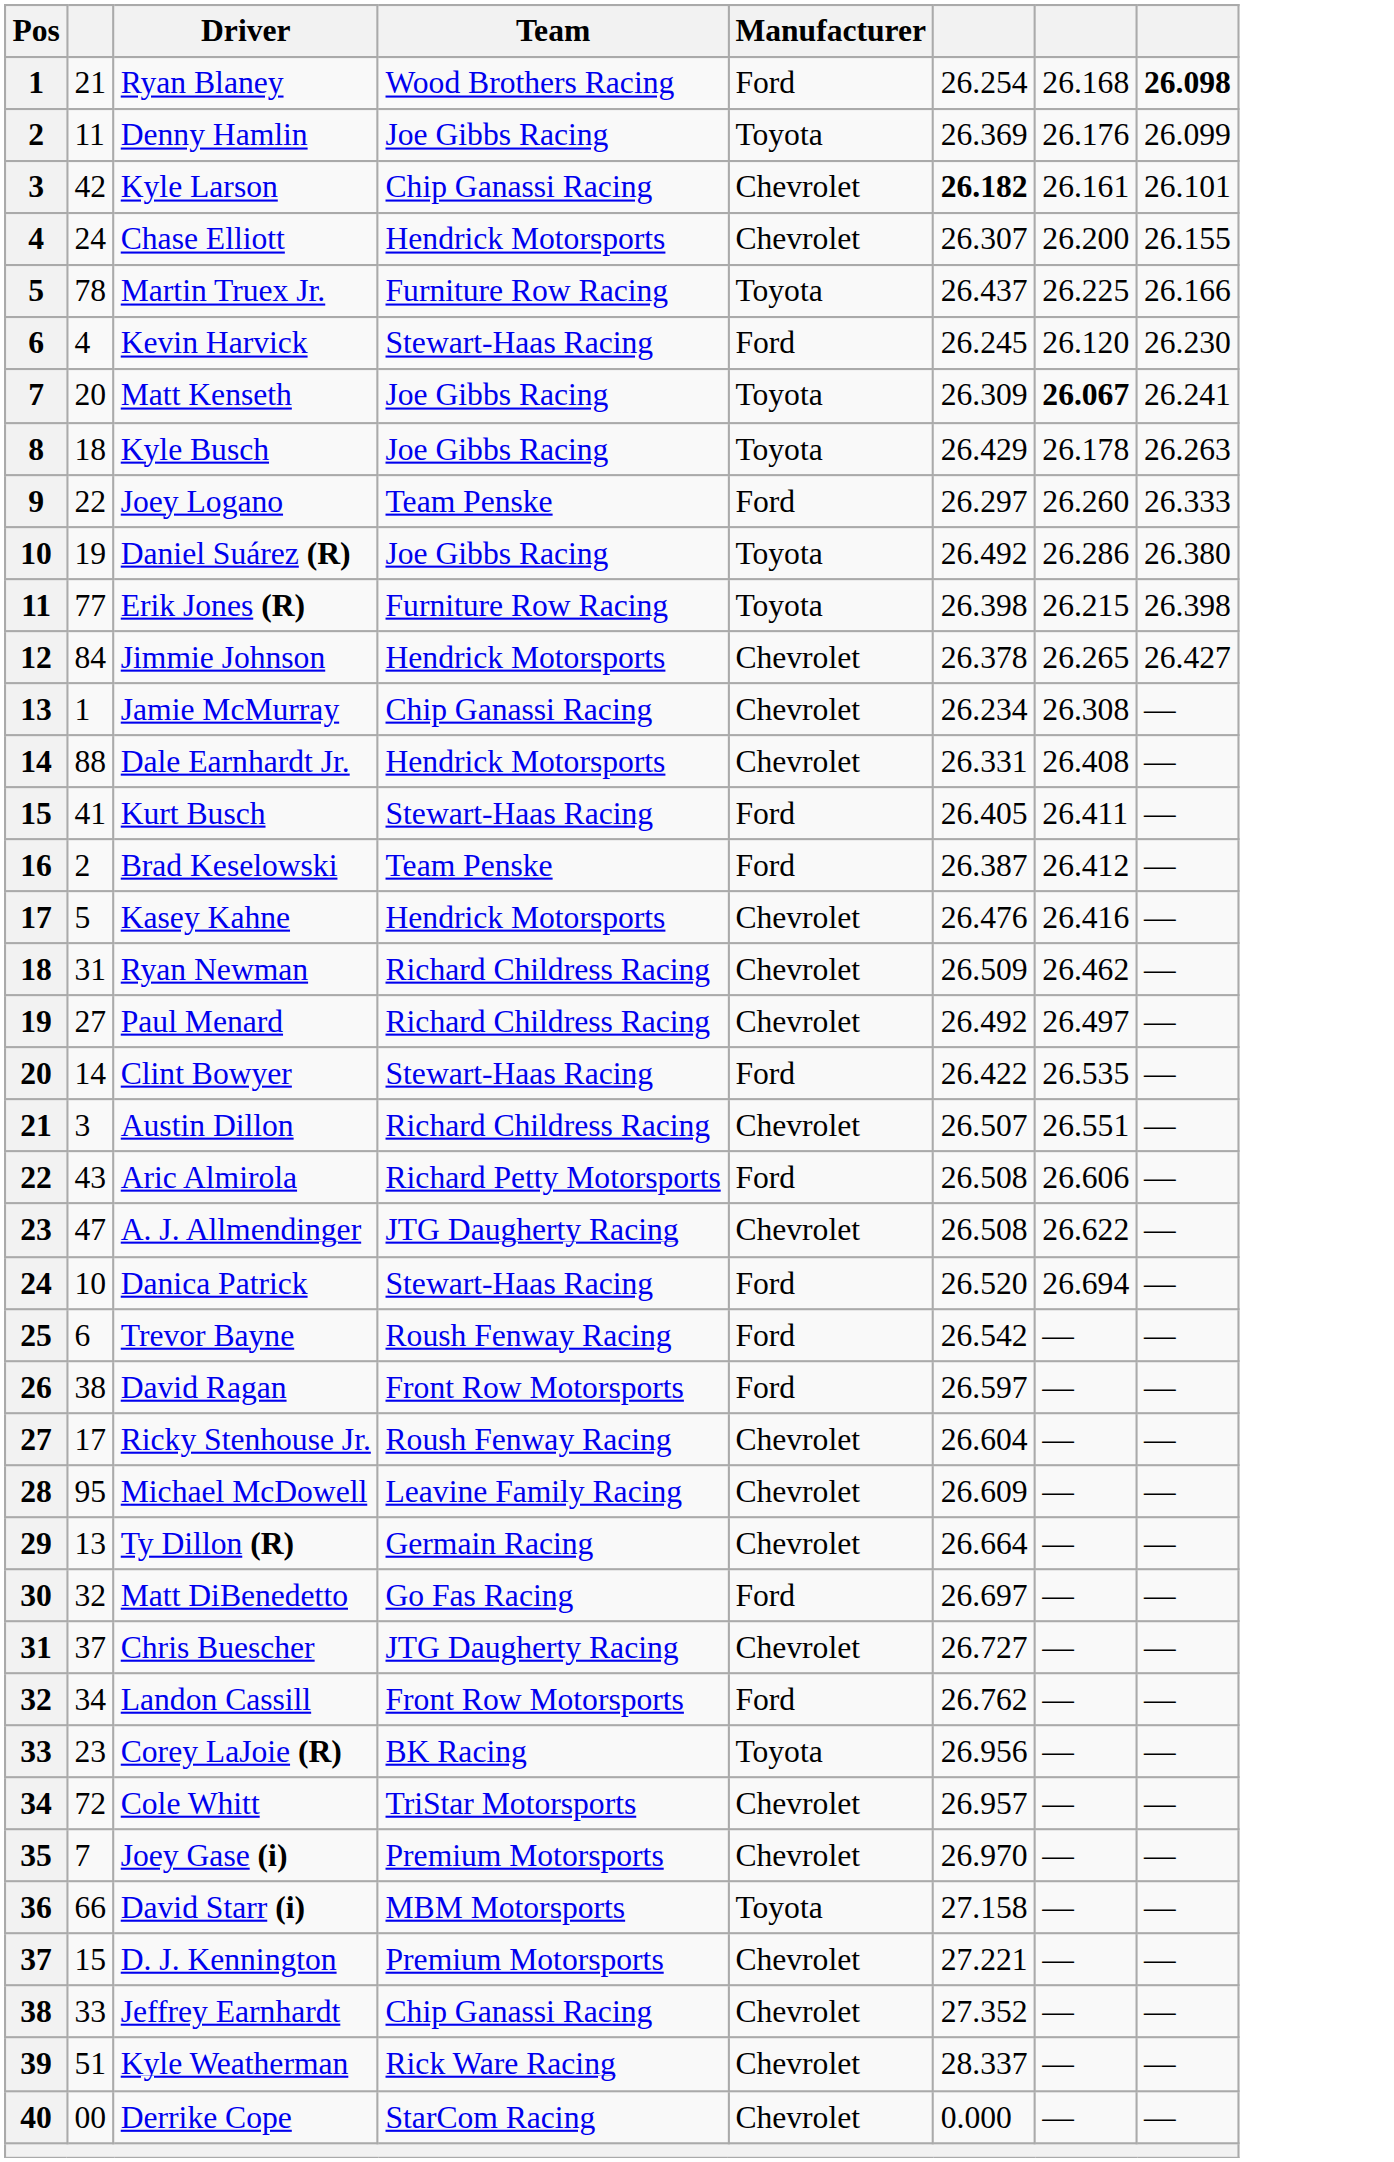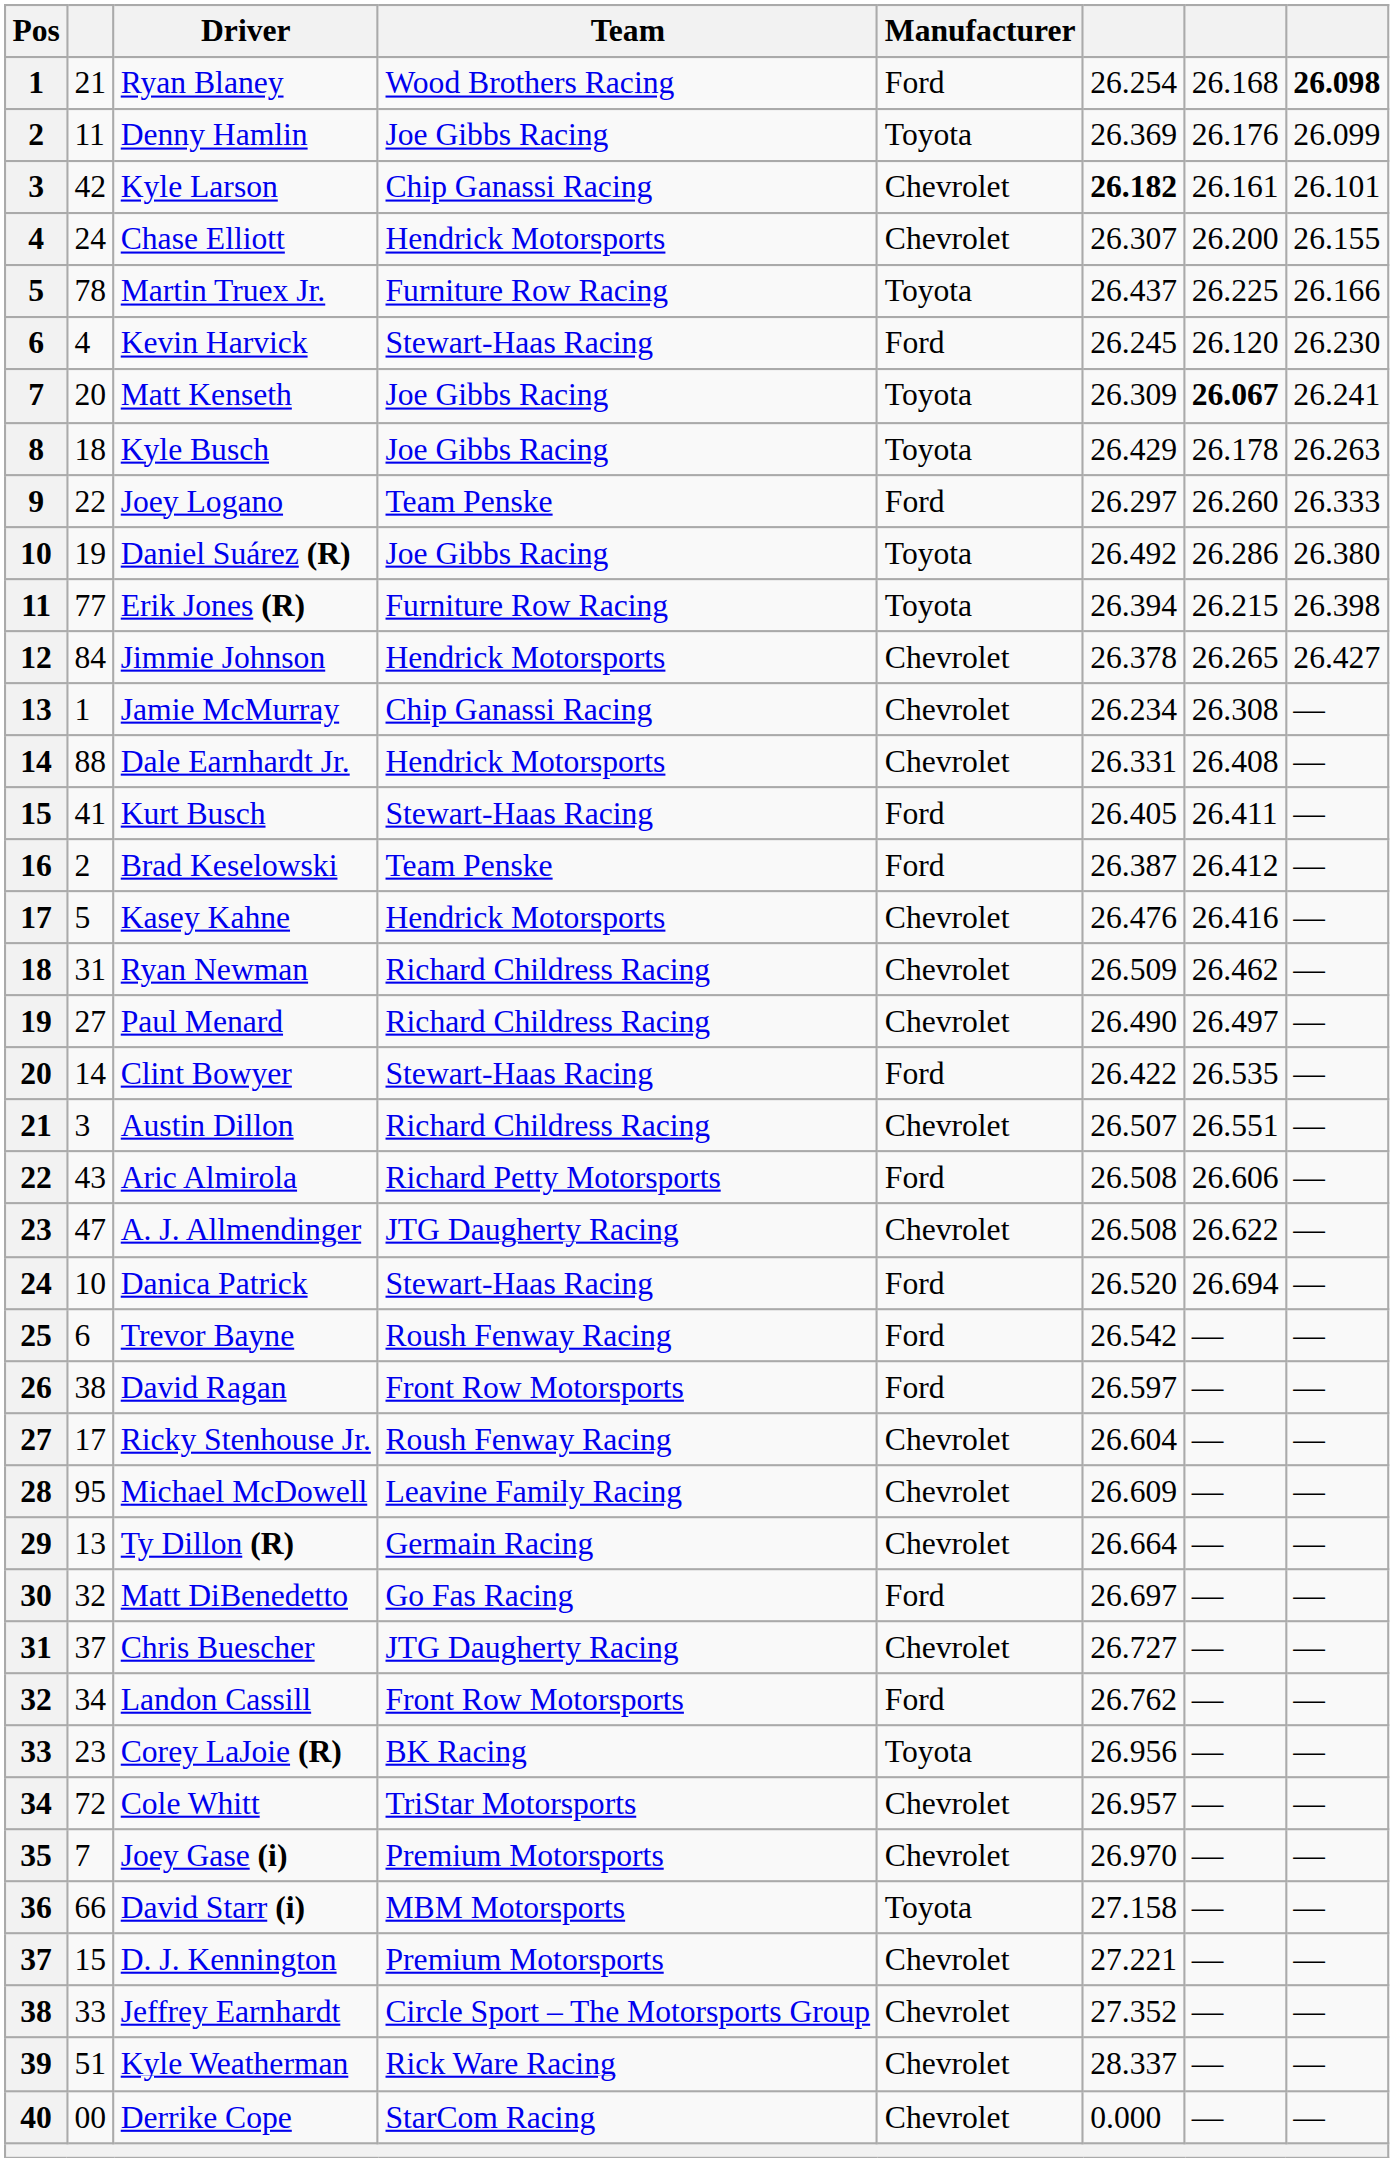(984, 604) 26.398 -> (1134, 604) 26.394
(984, 1021) 26.492 -> (1134, 1021) 26.490
(519, 2011) Chip Ganassi Racing -> (628, 2011) Circle Sport – The Motorsports Group
